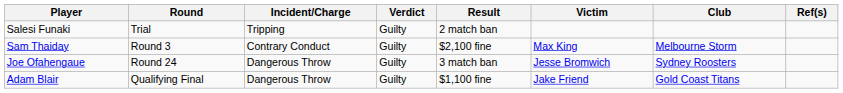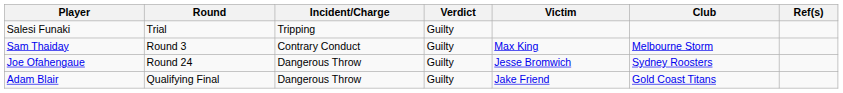- column: (484, 12)
